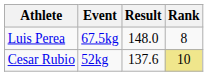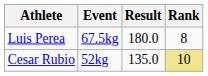(143, 38) 148.0 -> (143, 38) 180.0
(143, 60) 137.6 -> (143, 60) 135.0
